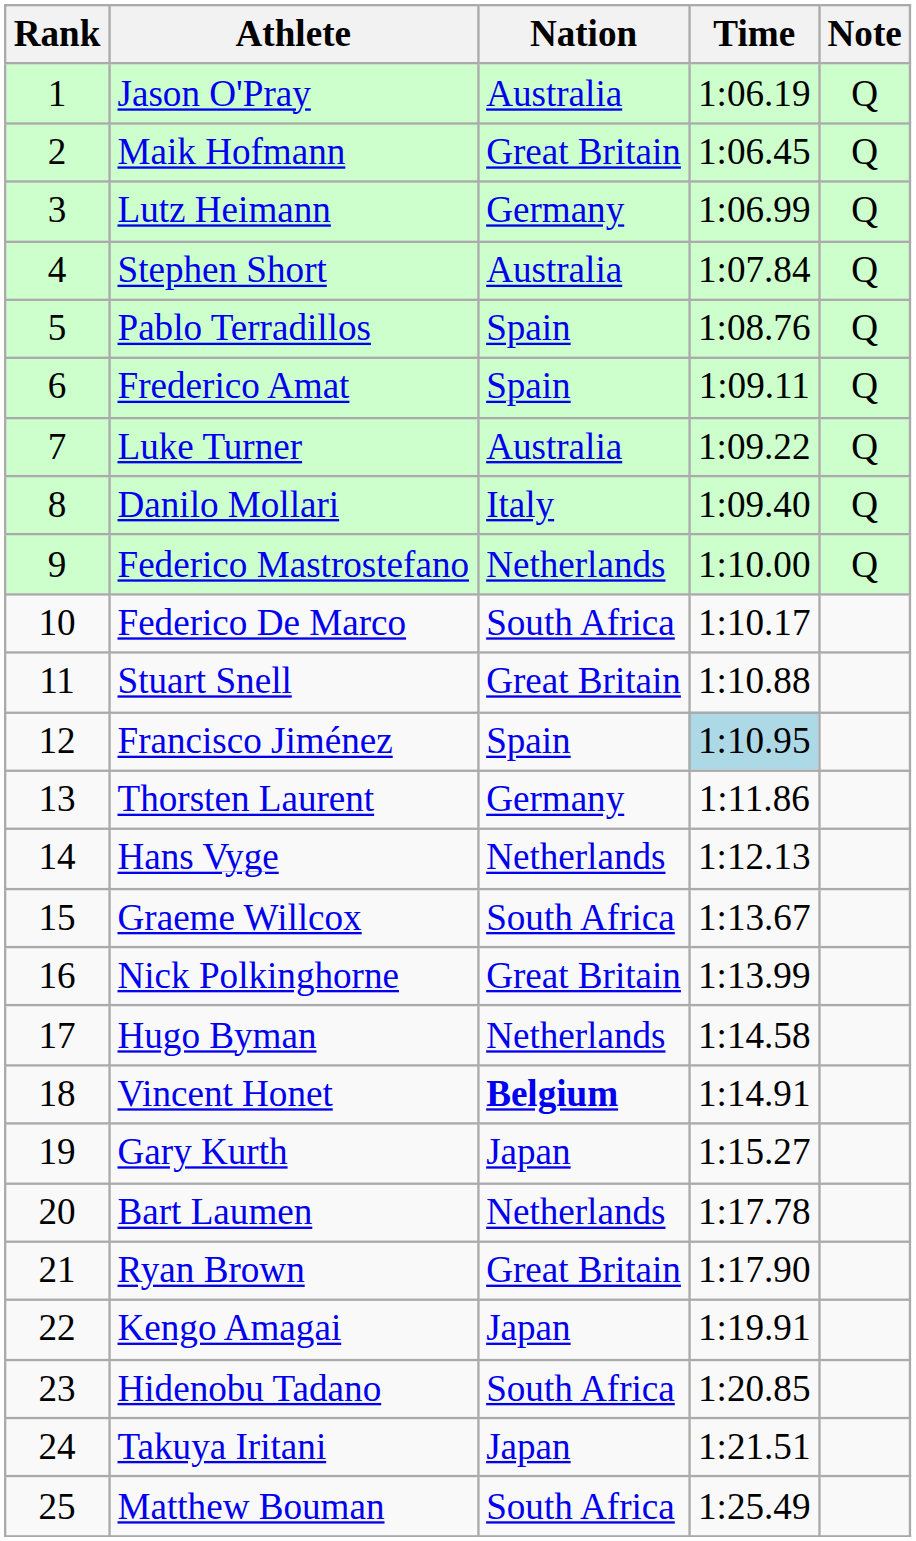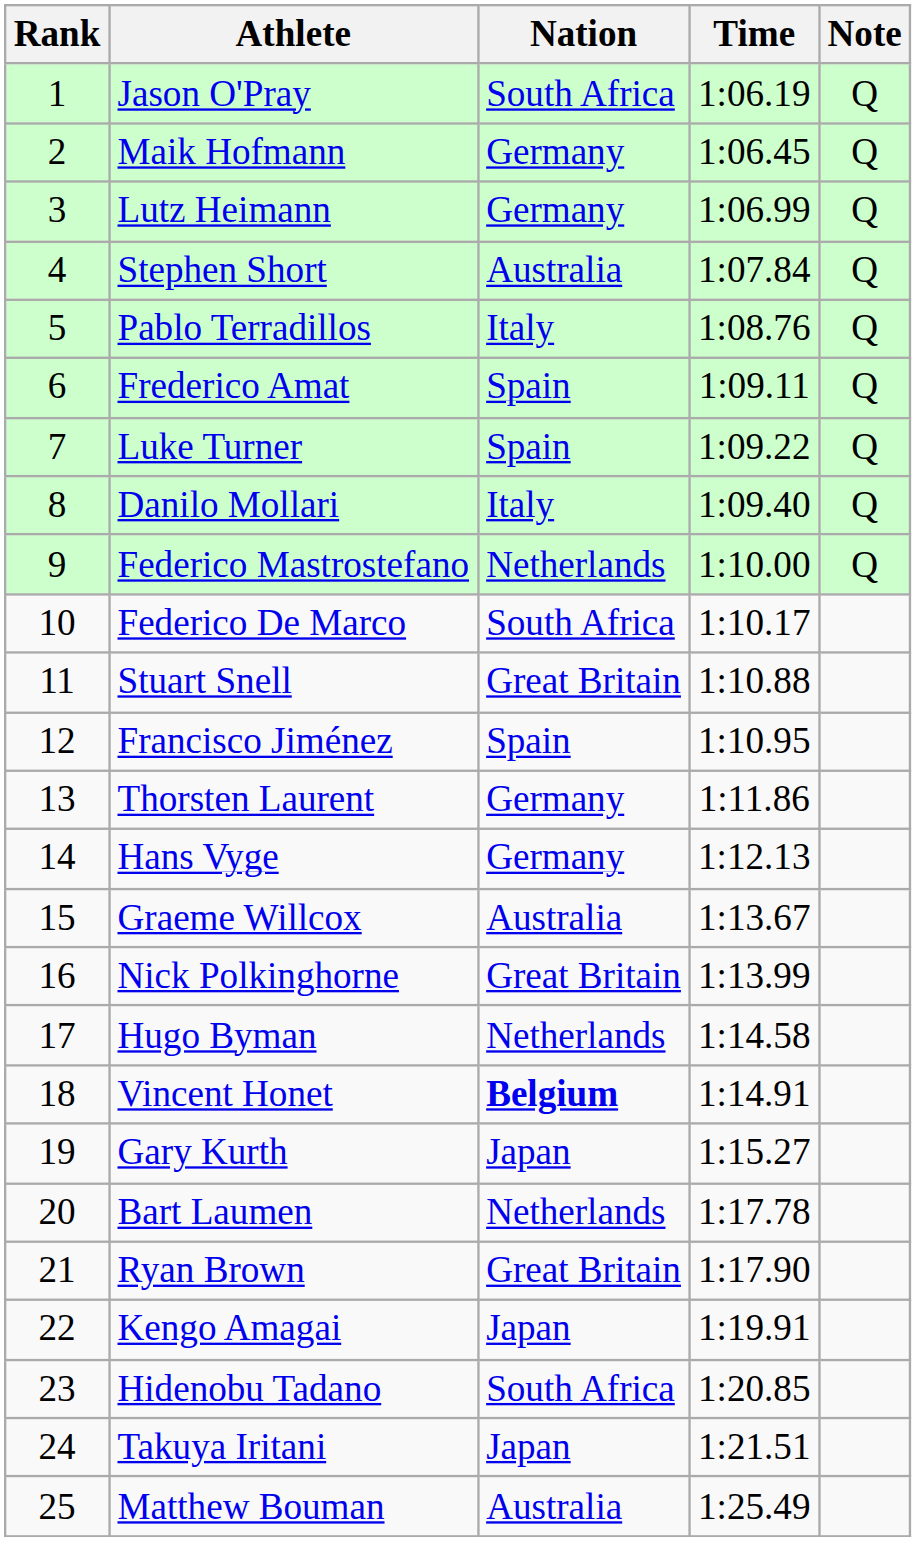(554, 92) Australia -> (580, 92) South Africa
(584, 151) Great Britain -> (555, 151) Germany
(528, 328) Spain -> (520, 328) Italy
(554, 446) Australia -> (528, 446) Spain
(754, 740) lightblue background -> (754, 740) no background
(576, 858) Netherlands -> (555, 858) Germany
(580, 916) South Africa -> (554, 916) Australia
(580, 1505) South Africa -> (554, 1505) Australia
